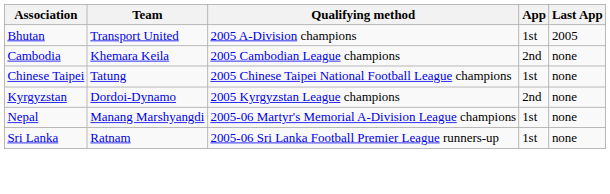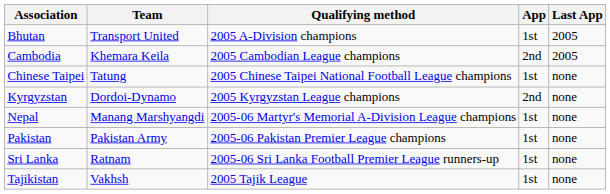(564, 55) none -> (565, 55) 2005
+ row: (29, 138)
+ row: (33, 179)
